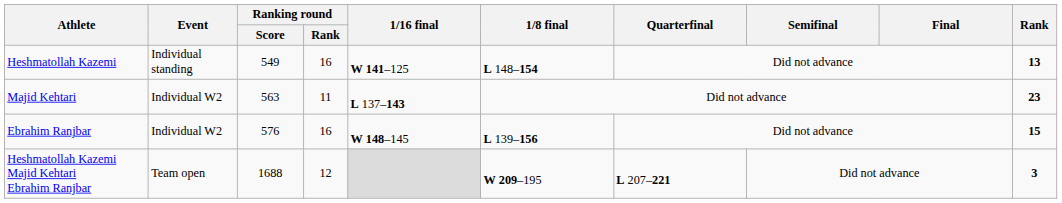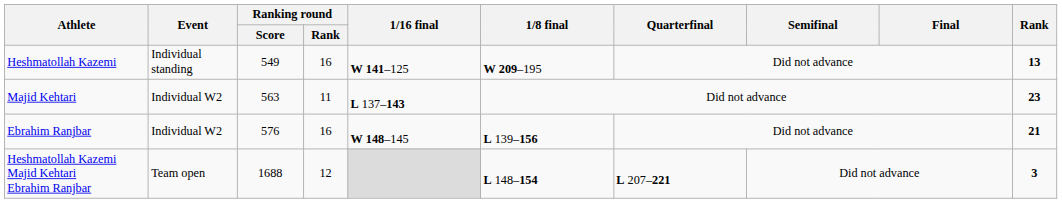(510, 69) L 148–154 -> (513, 69) W 209–195
(1034, 131) 15 -> (1034, 131) 21
(513, 180) W 209–195 -> (510, 180) L 148–154
